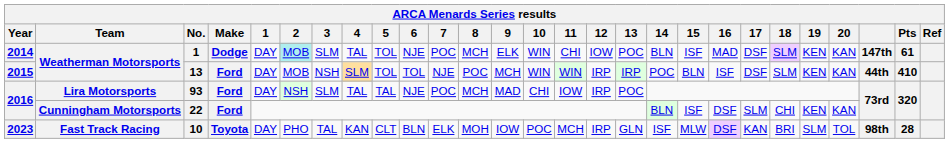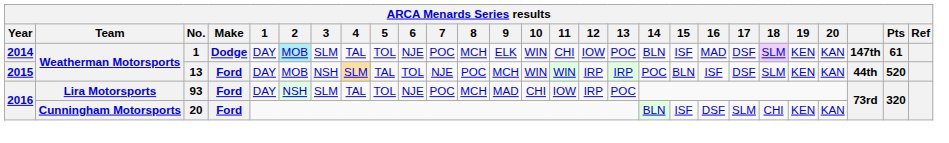(386, 72) TOL -> (385, 72) TAL
(907, 72) 410 -> (896, 72) 520
(386, 91) TAL -> (385, 91) TOL
(196, 110) 22 -> (196, 110) 20
- row: (20, 129)
